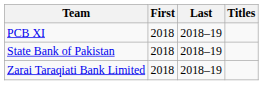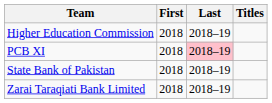+ row: (80, 32)
(201, 32) no background -> (210, 51) pink background
